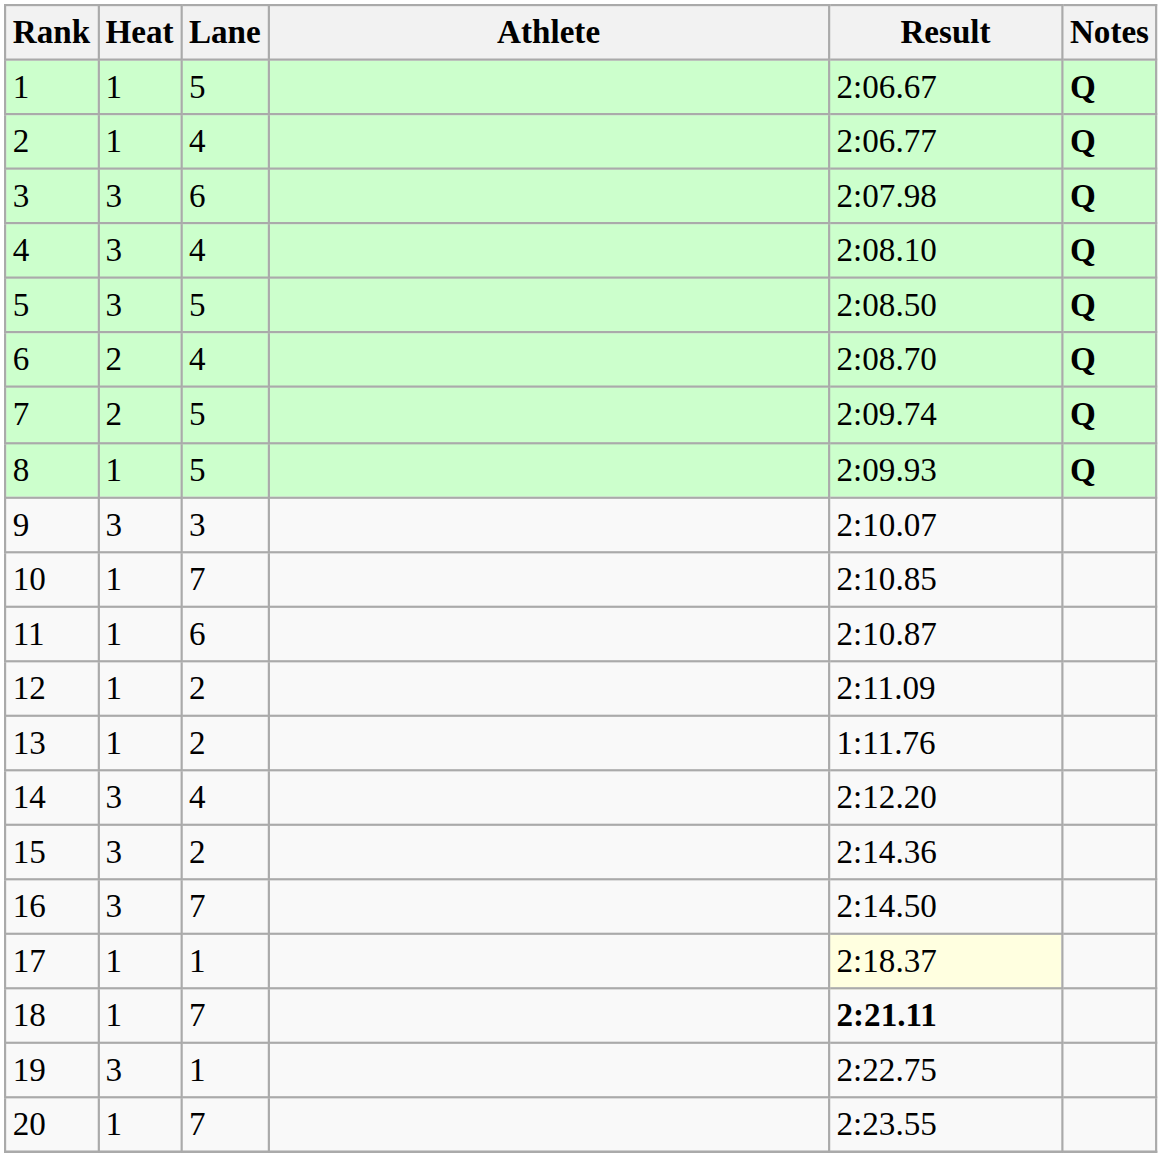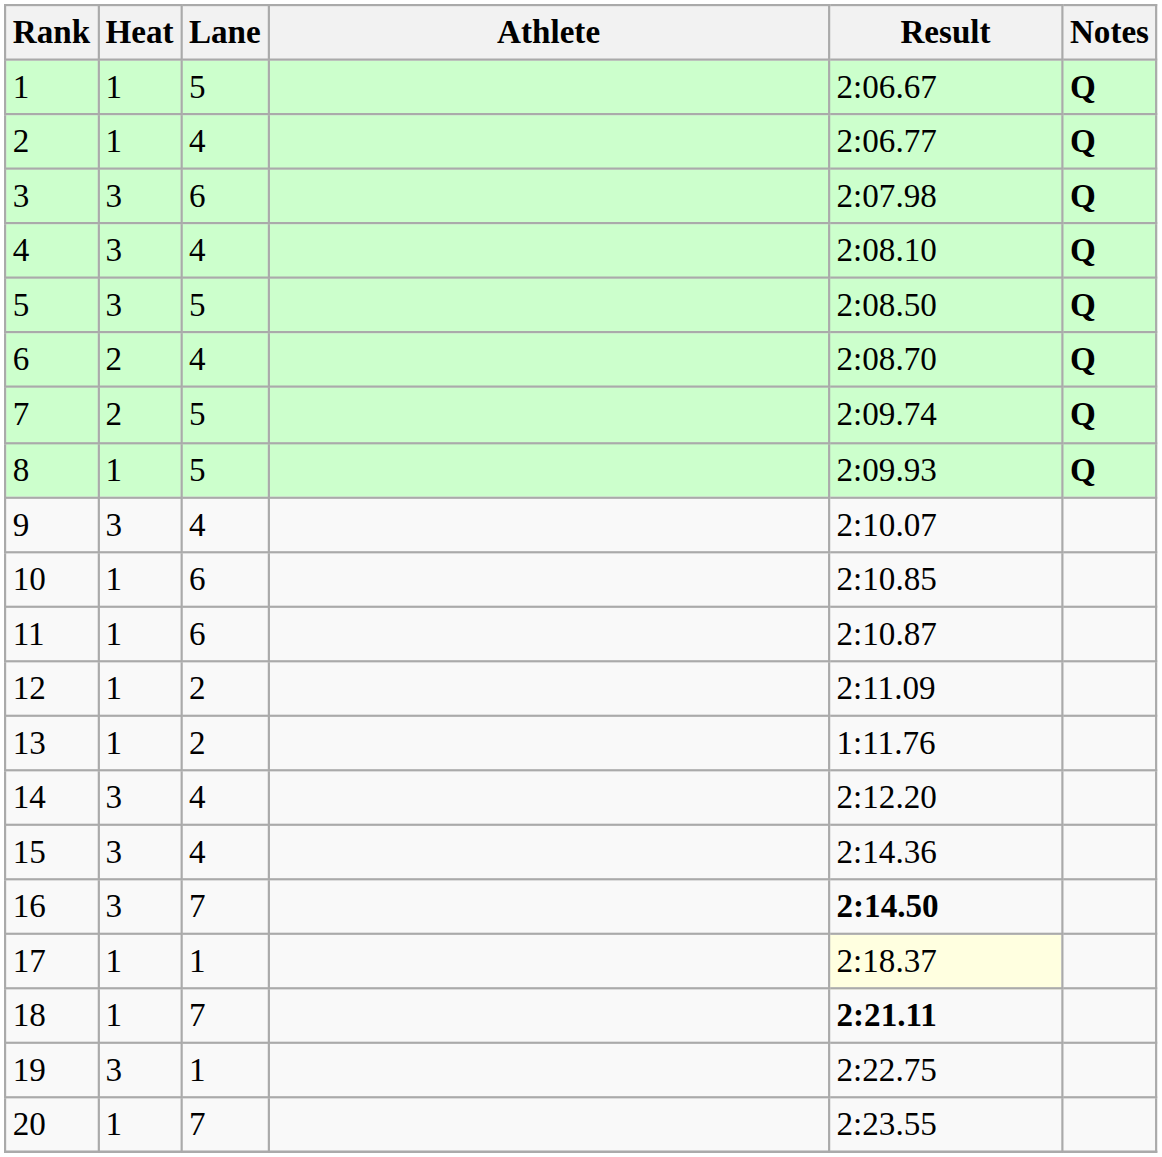(197, 523) 3 -> (197, 523) 4
(197, 578) 7 -> (197, 578) 6
(197, 851) 2 -> (197, 851) 4
(887, 906) normal -> (888, 906) bold
